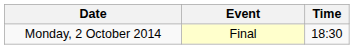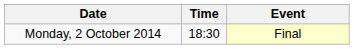columns swapped: (327, 14) <-> (243, 14)
